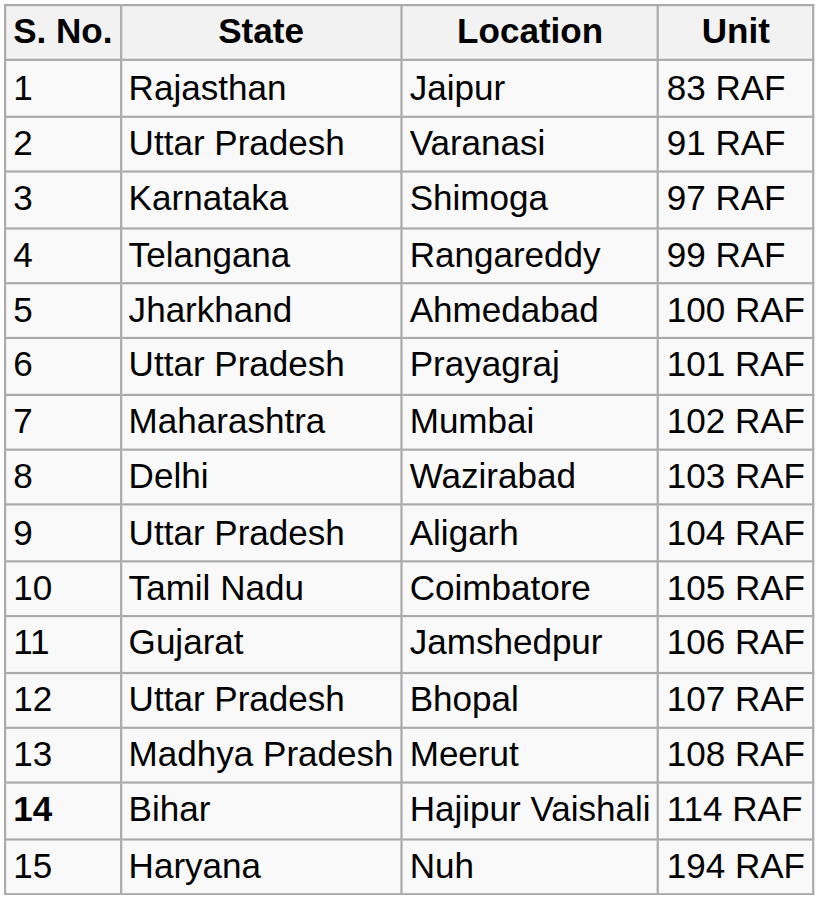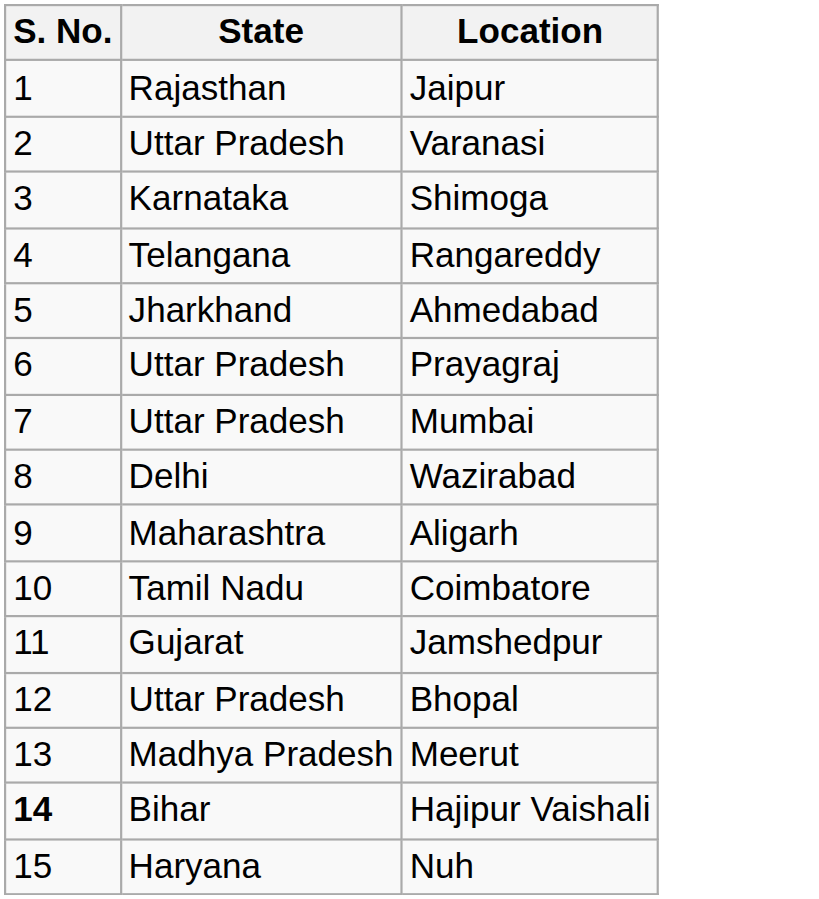- column: (736, 32)
(227, 421) Maharashtra -> (237, 421) Uttar Pradesh
(237, 532) Uttar Pradesh -> (227, 532) Maharashtra
